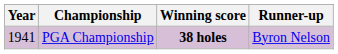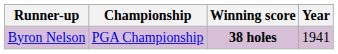columns swapped: (22, 15) <-> (291, 15)
